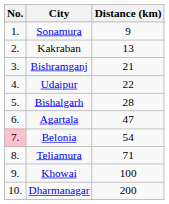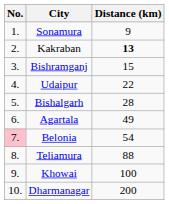(128, 48) normal -> (128, 48) bold
(128, 66) 21 -> (128, 66) 15
(128, 119) 47 -> (128, 119) 49
(128, 155) 71 -> (128, 155) 88
